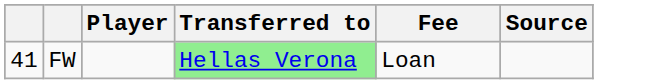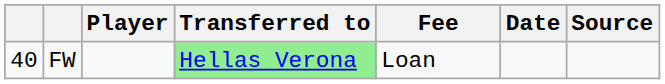+ column: (533, 23)
(24, 60) 41 -> (24, 60) 40
